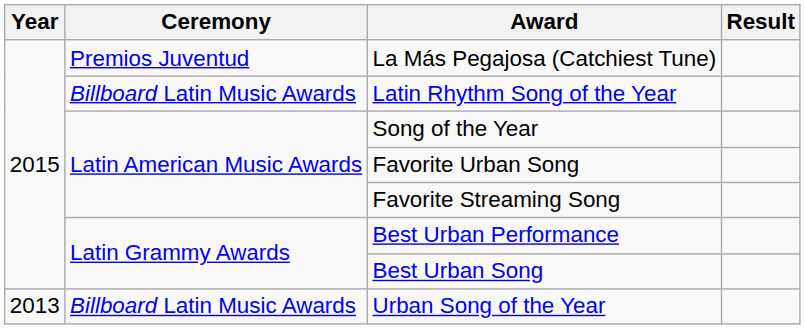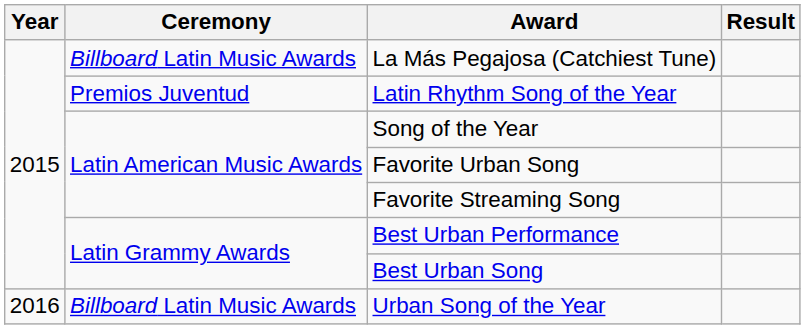(160, 57) Premios Juventud -> (213, 57) Billboard Latin Music Awards
(213, 93) Billboard Latin Music Awards -> (160, 93) Premios Juventud
(35, 306) 2013 -> (35, 306) 2016
